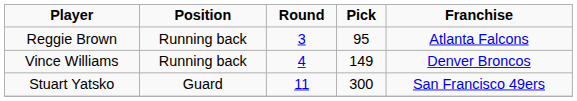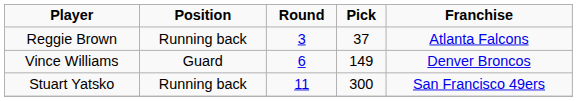(361, 38) 95 -> (361, 38) 37
(203, 61) Running back -> (203, 61) Guard
(302, 61) 4 -> (302, 61) 6
(203, 84) Guard -> (203, 84) Running back
